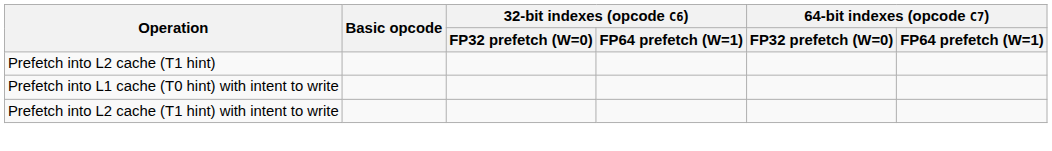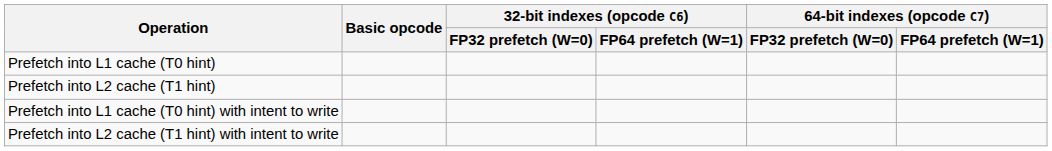+ row: (112, 63)
